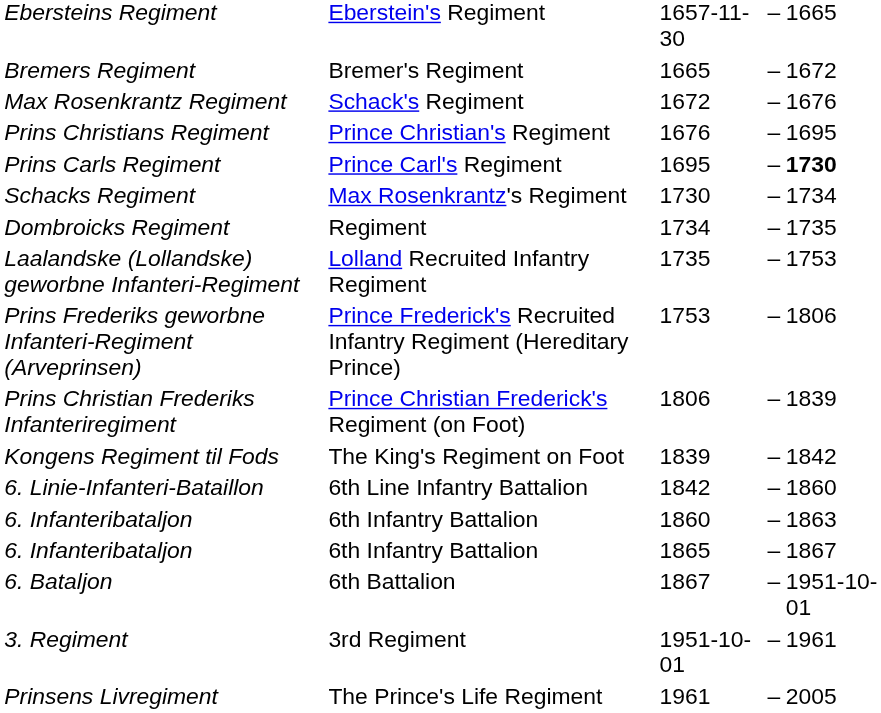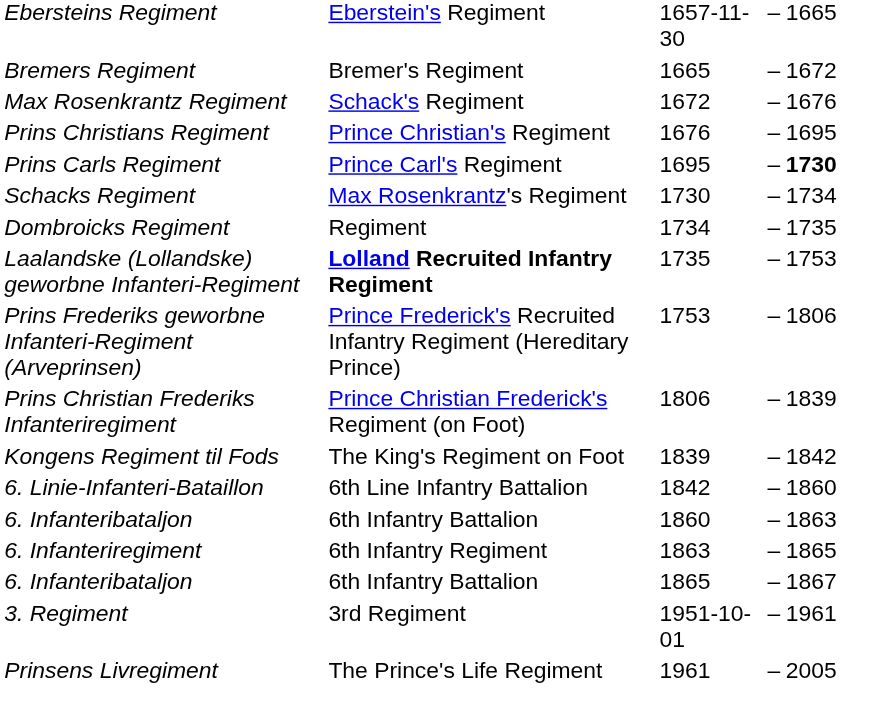(459, 271) normal -> (470, 271) bold
+ row: (103, 550)
- row: (58, 582)
